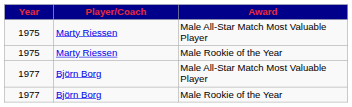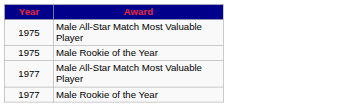- column: (116, 12)
